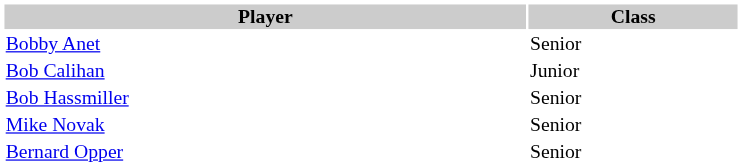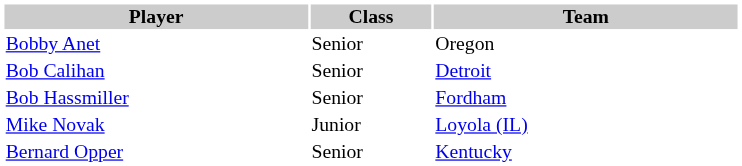+ column: (586, 16)
(555, 70) Junior -> (337, 70) Senior
(556, 124) Senior -> (336, 124) Junior
